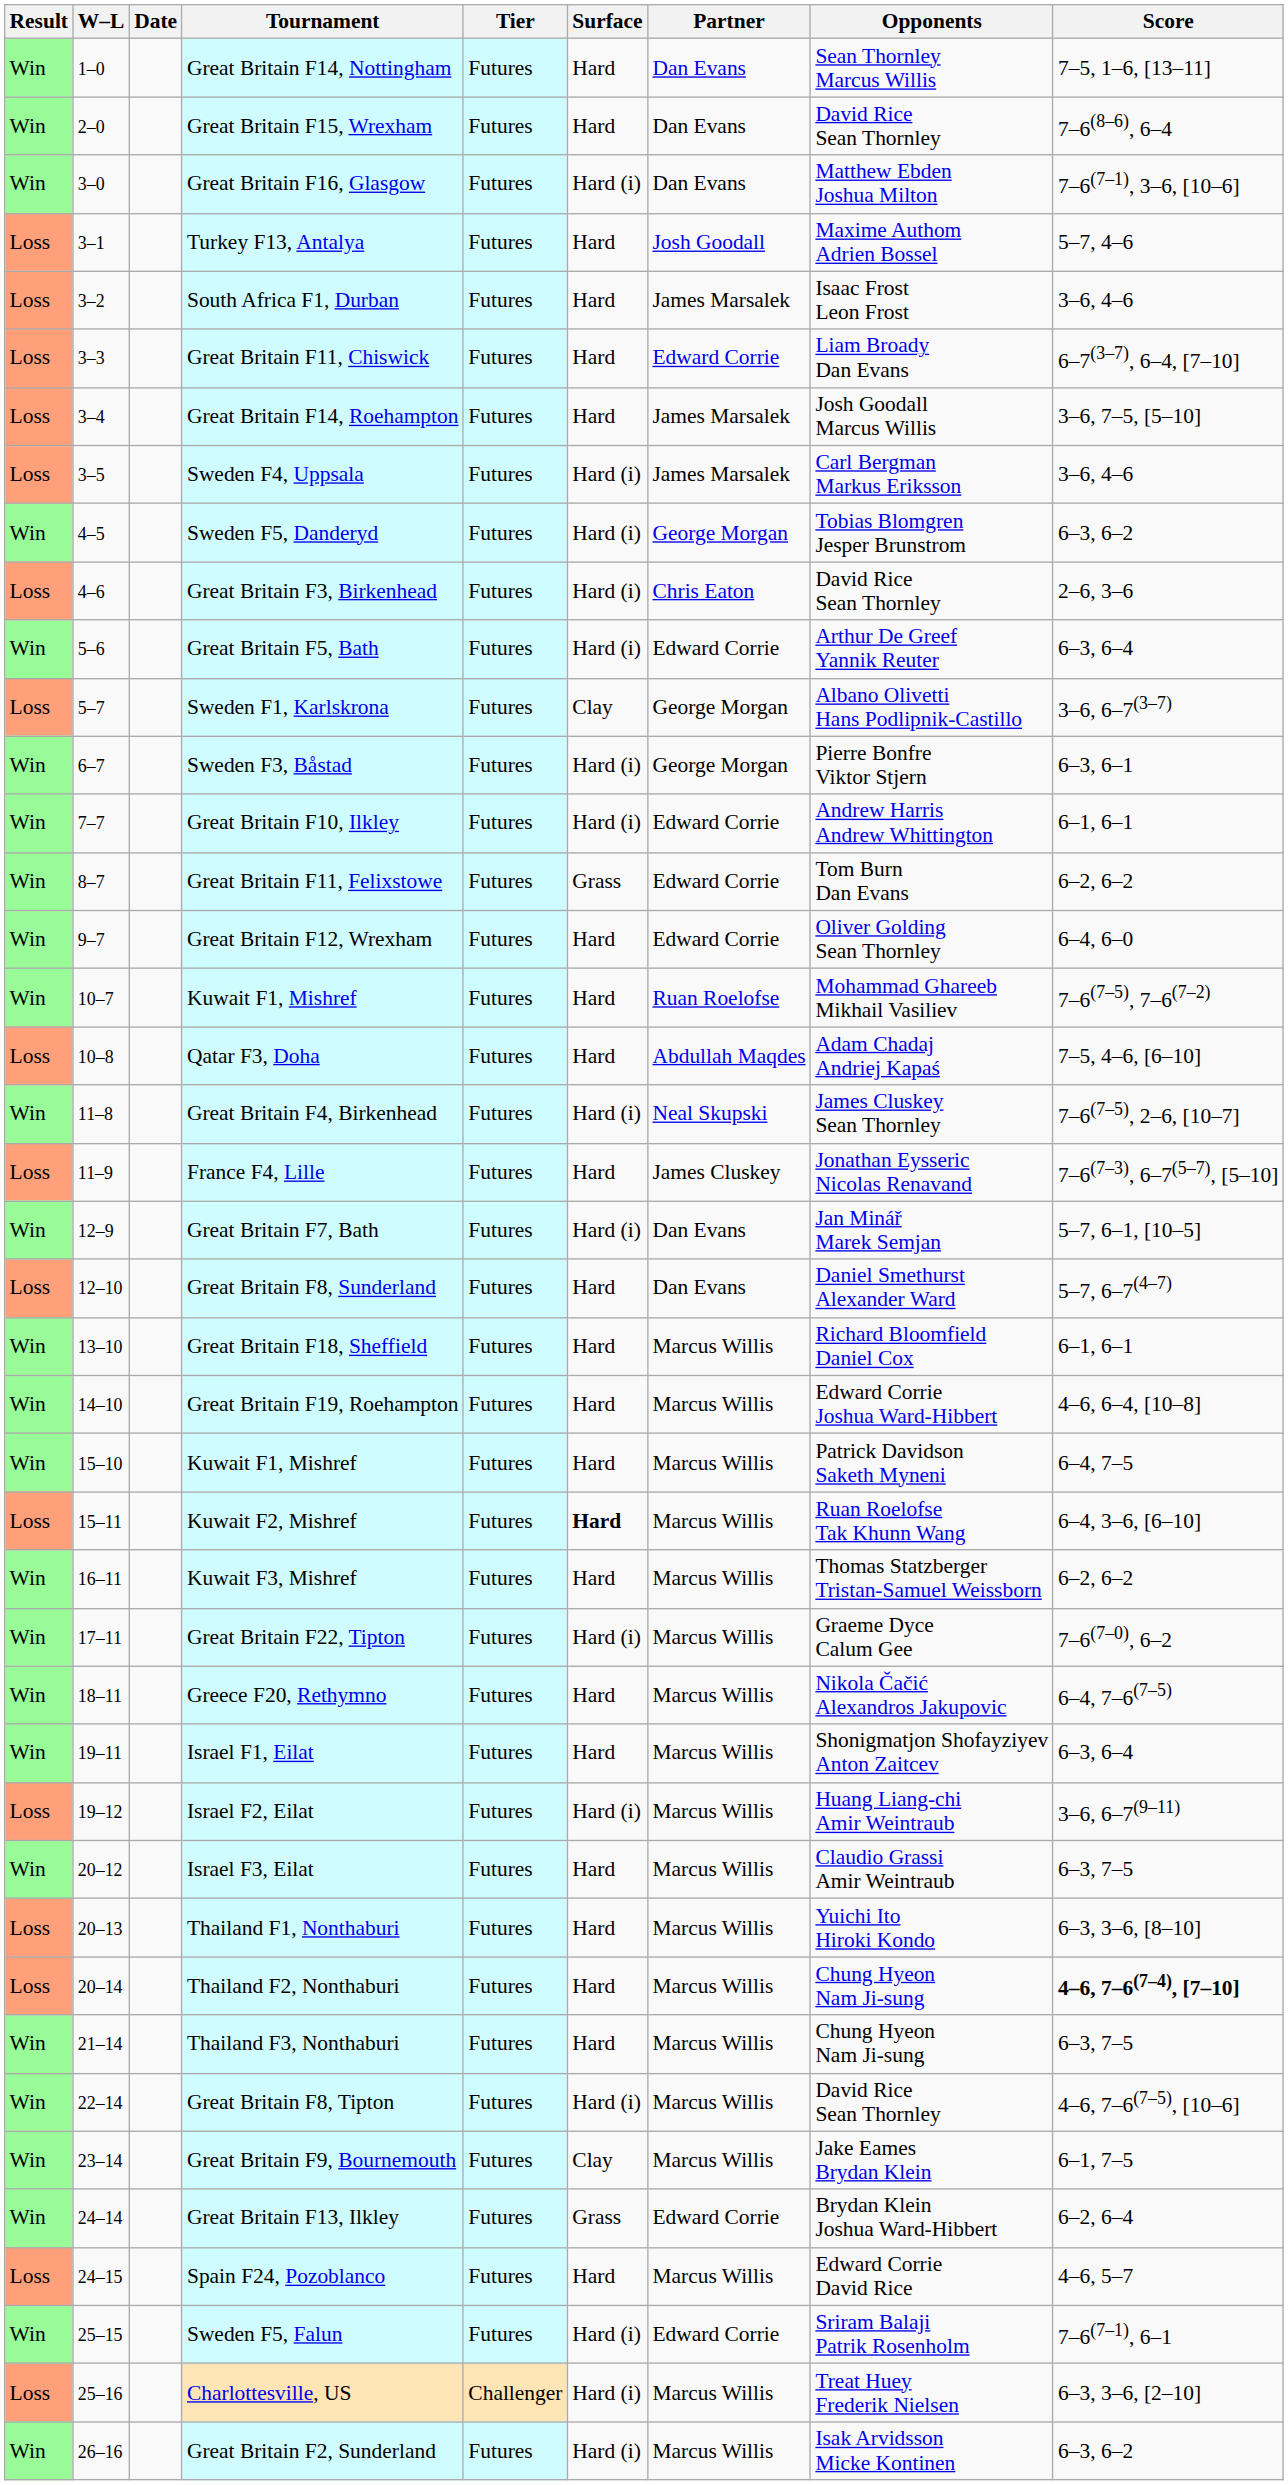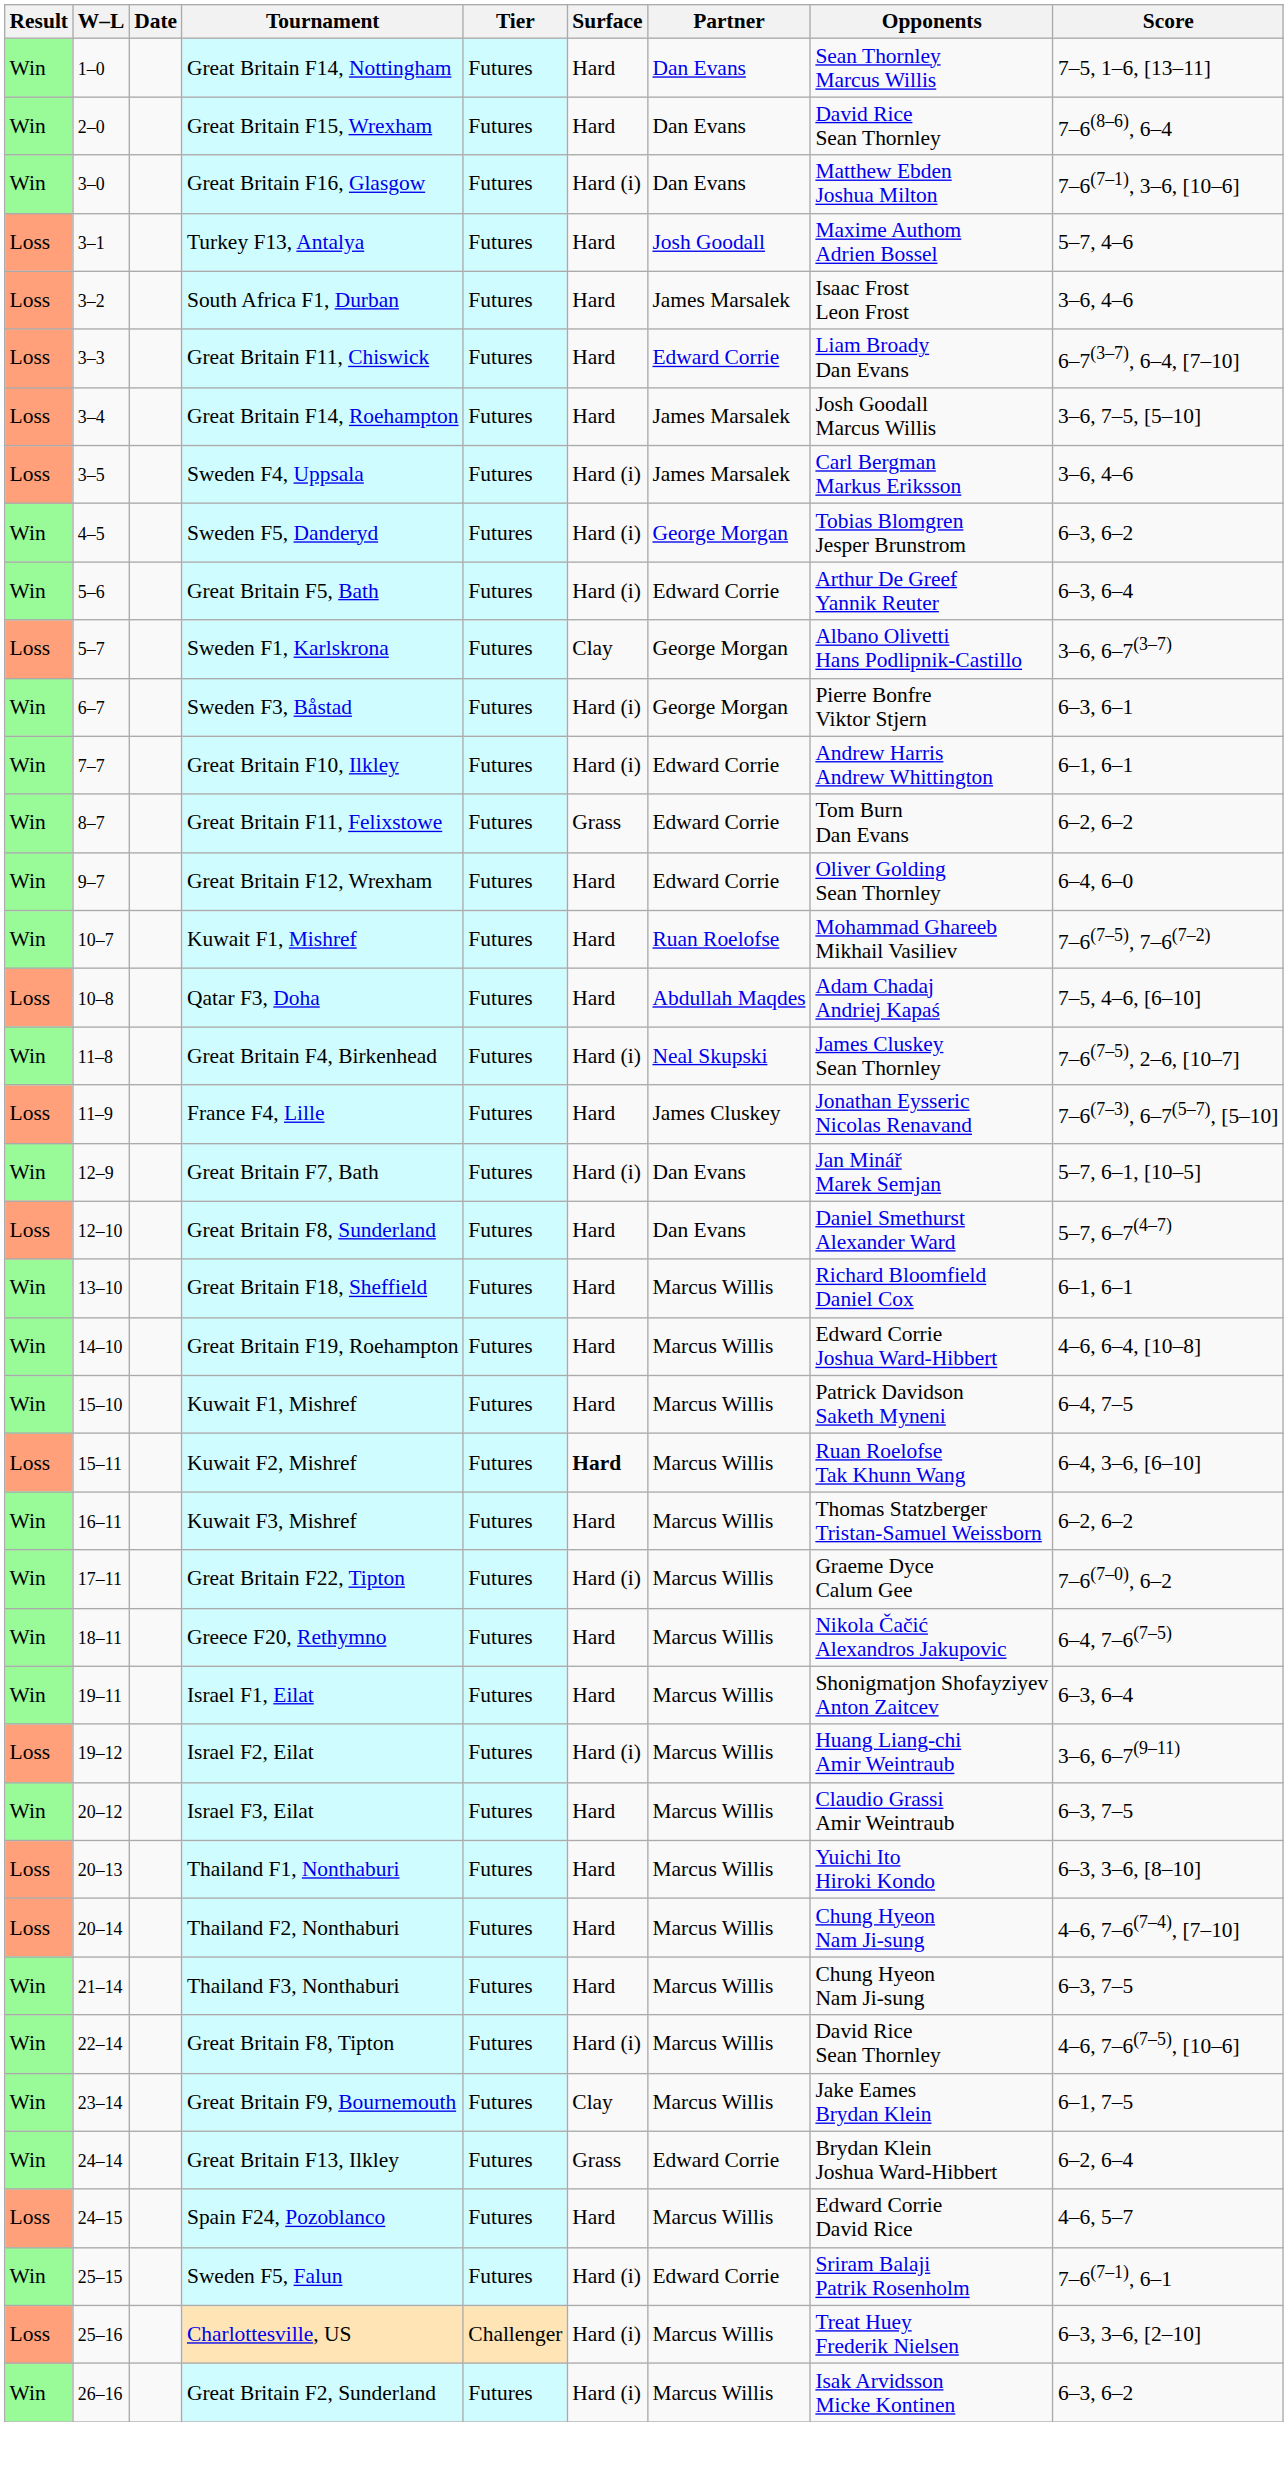- row: (91, 592)
(1149, 1985) bold -> (1149, 1927) normal
